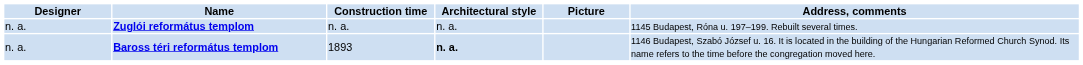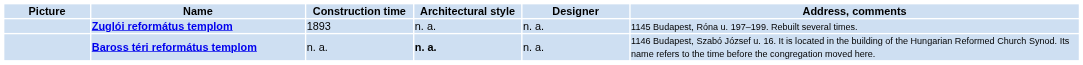columns swapped: (586, 11) <-> (58, 11)
(339, 26) n. a. -> (319, 26) 1893
(340, 47) 1893 -> (317, 47) n. a.
